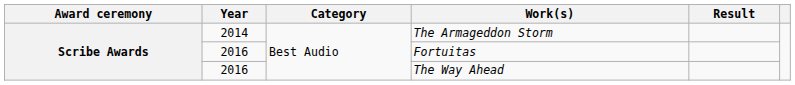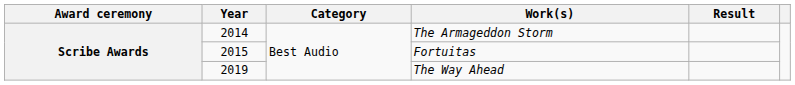(234, 52) 2016 -> (234, 52) 2015
(234, 70) 2016 -> (234, 70) 2019
